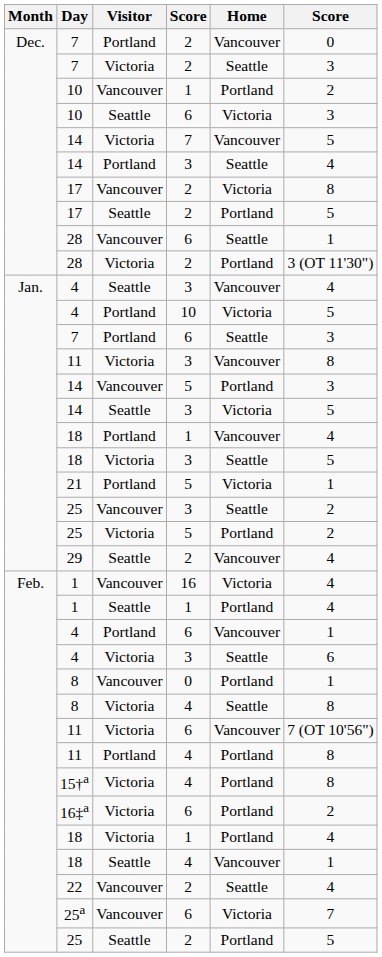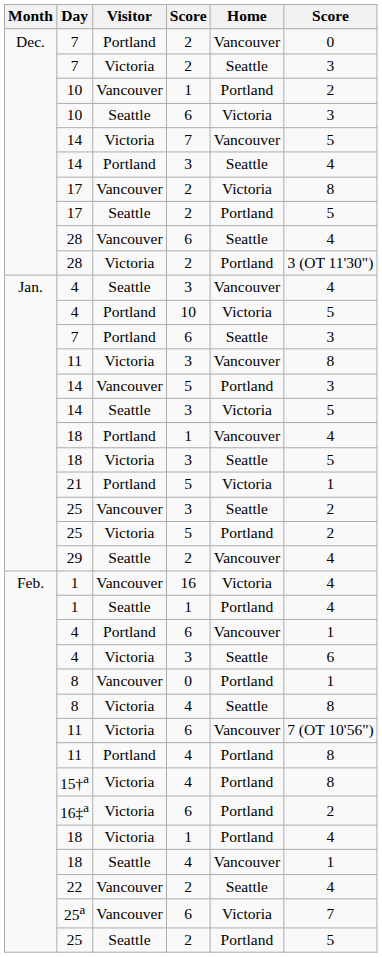(330, 238) 1 -> (330, 238) 4
